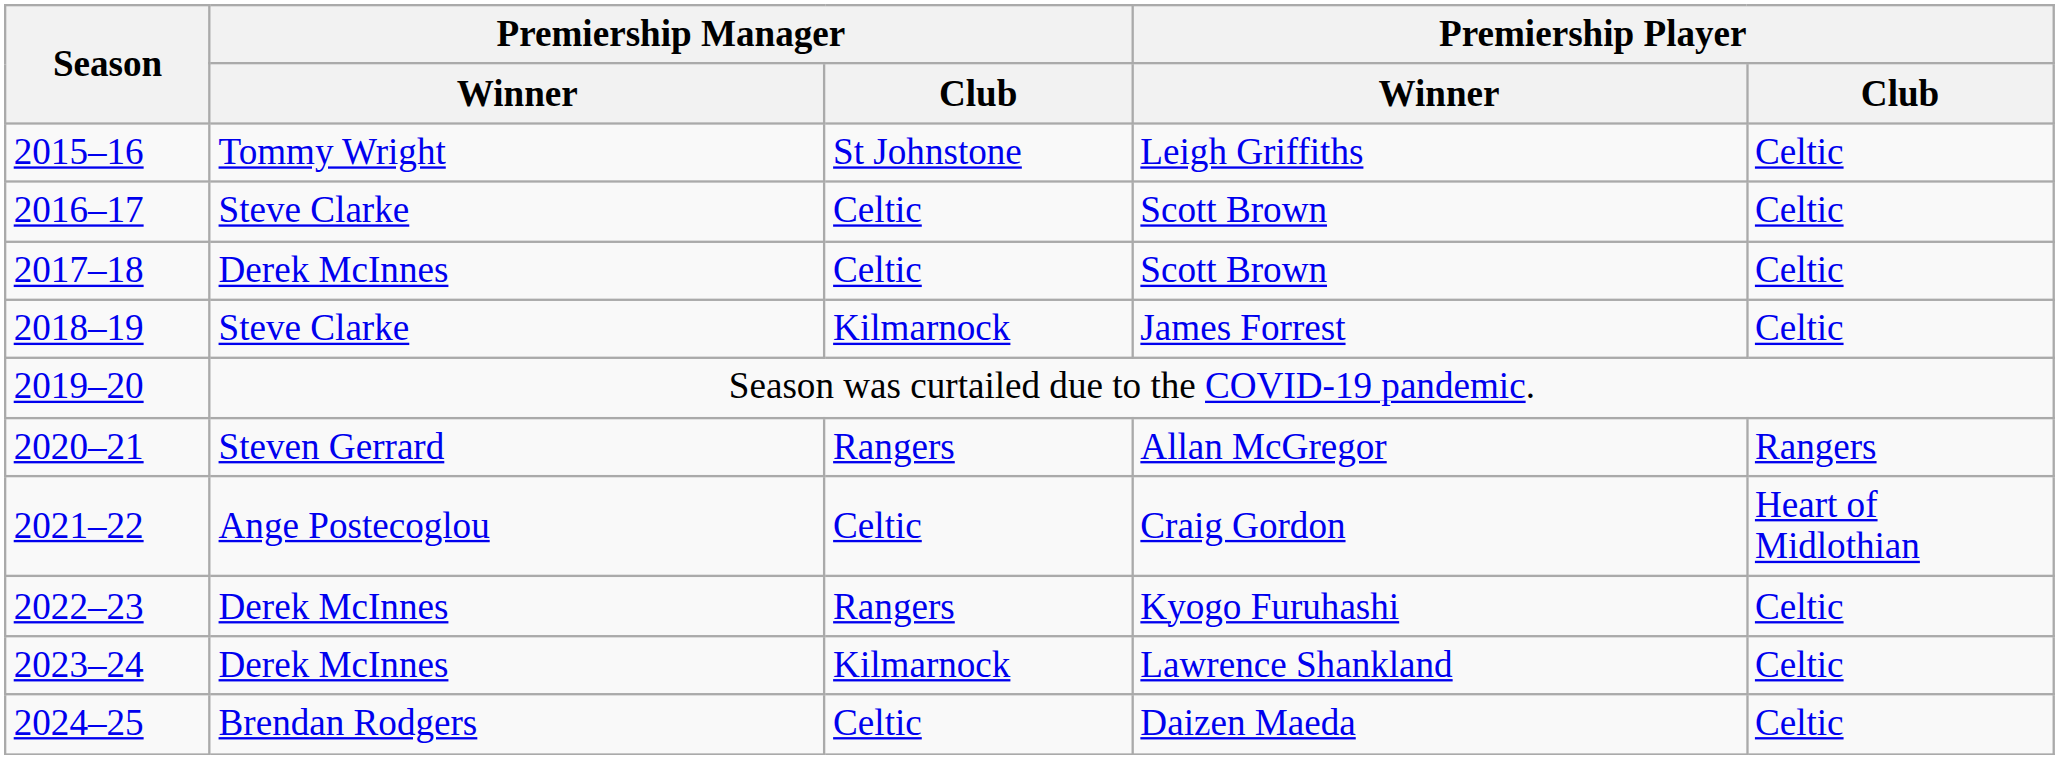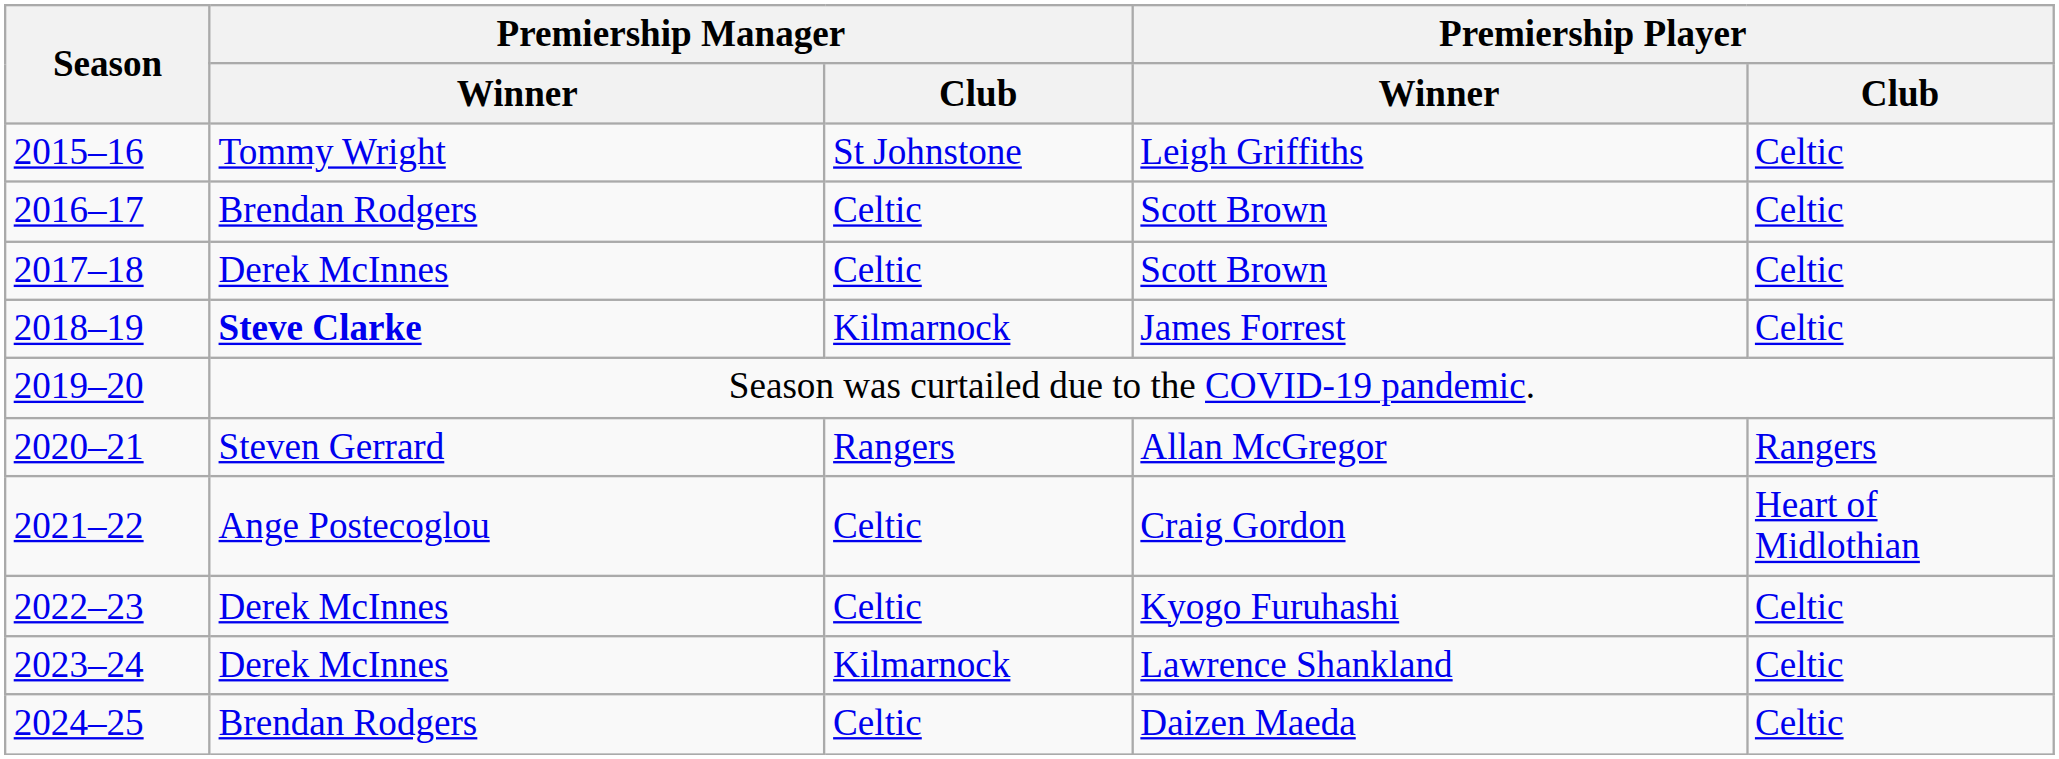(314, 210) Steve Clarke -> (348, 210) Brendan Rodgers
(314, 328) normal -> (320, 328) bold
(894, 605) Rangers -> (877, 605) Celtic
